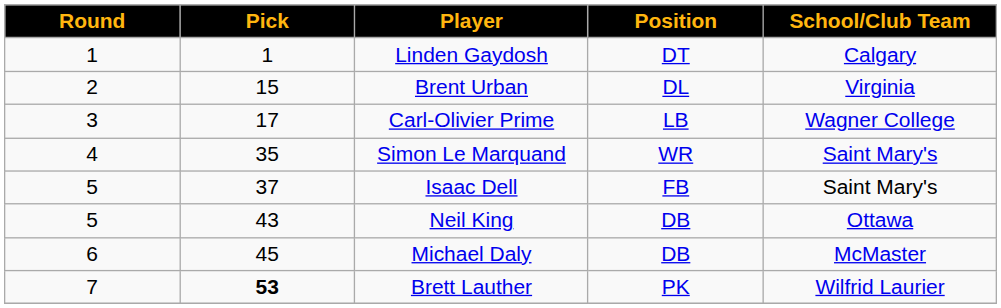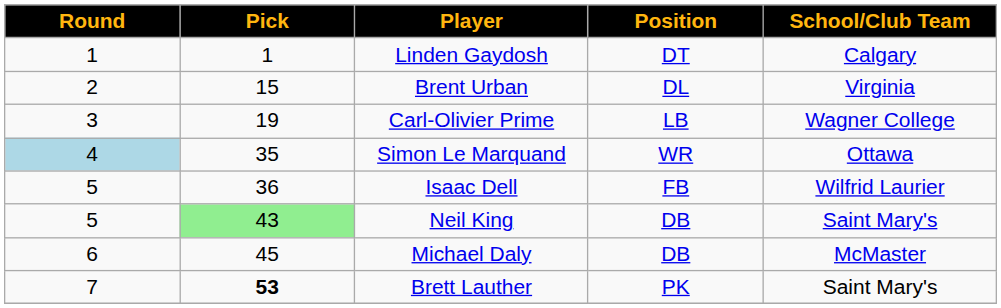(267, 120) 17 -> (267, 120) 19
(92, 154) no background -> (92, 154) lightblue background
(880, 154) Saint Mary's -> (880, 154) Ottawa
(267, 187) 37 -> (267, 187) 36
(880, 187) Saint Mary's -> (880, 187) Wilfrid Laurier
(267, 220) no background -> (267, 220) lightgreen background
(880, 220) Ottawa -> (880, 220) Saint Mary's
(880, 287) Wilfrid Laurier -> (880, 287) Saint Mary's
